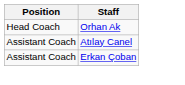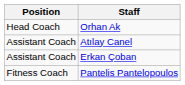+ row: (129, 73)
